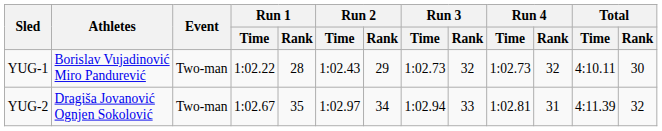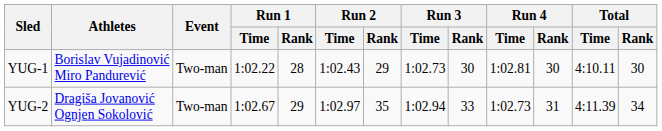(468, 68) 32 -> (468, 68) 30
(510, 68) 1:02.73 -> (510, 68) 1:02.81
(553, 68) 32 -> (553, 68) 30
(297, 106) 35 -> (297, 106) 29
(382, 106) 34 -> (382, 106) 35
(510, 106) 1:02.81 -> (510, 106) 1:02.73
(638, 106) 32 -> (638, 106) 34
